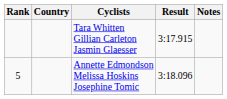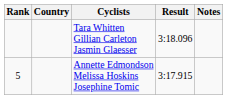(175, 38) 3:17.915 -> (175, 38) 3:18.096
(175, 76) 3:18.096 -> (175, 76) 3:17.915
